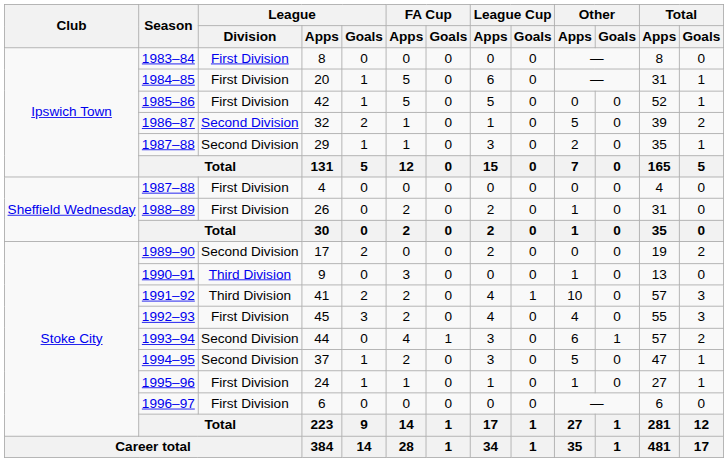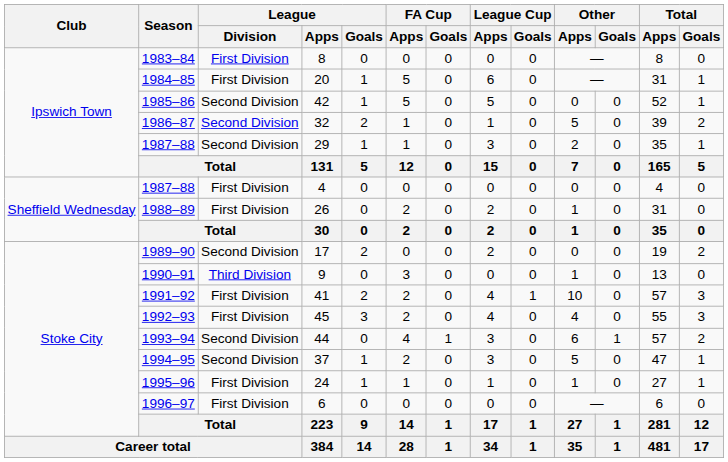(250, 101) First Division -> (250, 101) Second Division
(250, 295) Third Division -> (250, 295) First Division
